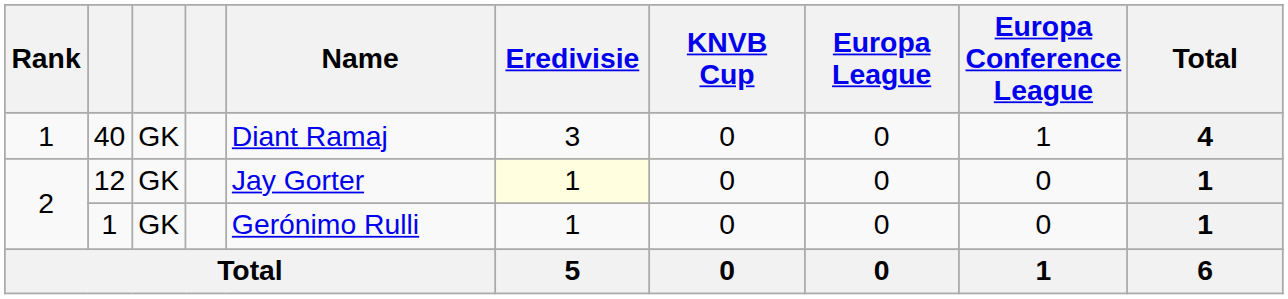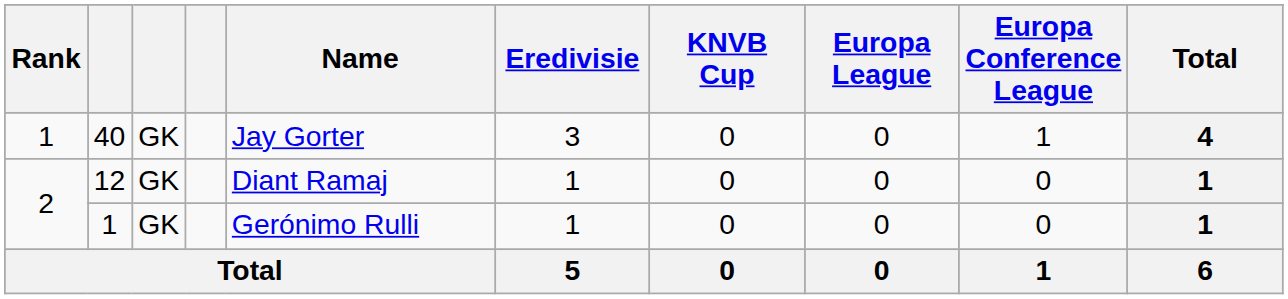(310, 135) Diant Ramaj -> (298, 135) Jay Gorter
(298, 180) Jay Gorter -> (310, 180) Diant Ramaj
(572, 180) lightyellow background -> (572, 180) no background
